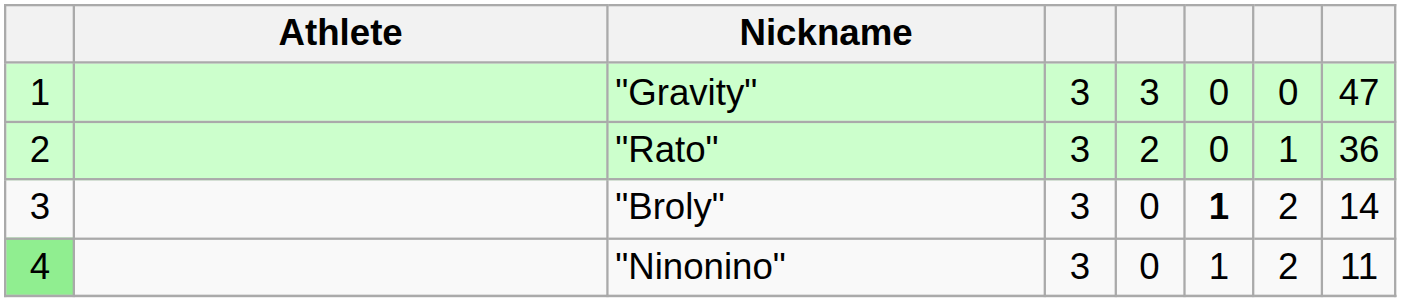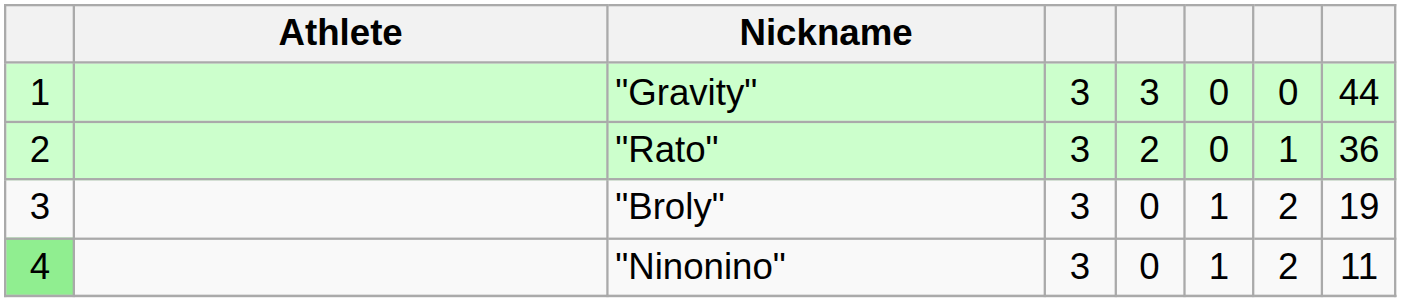(1359, 91) 47 -> (1359, 91) 44
(1219, 207) bold -> (1219, 207) normal
(1359, 207) 14 -> (1359, 207) 19
